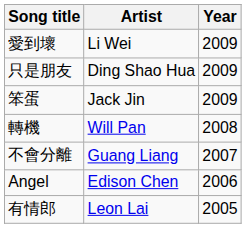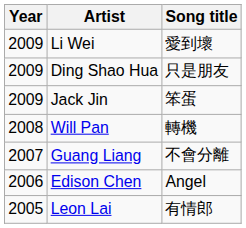columns swapped: (220, 17) <-> (44, 17)
